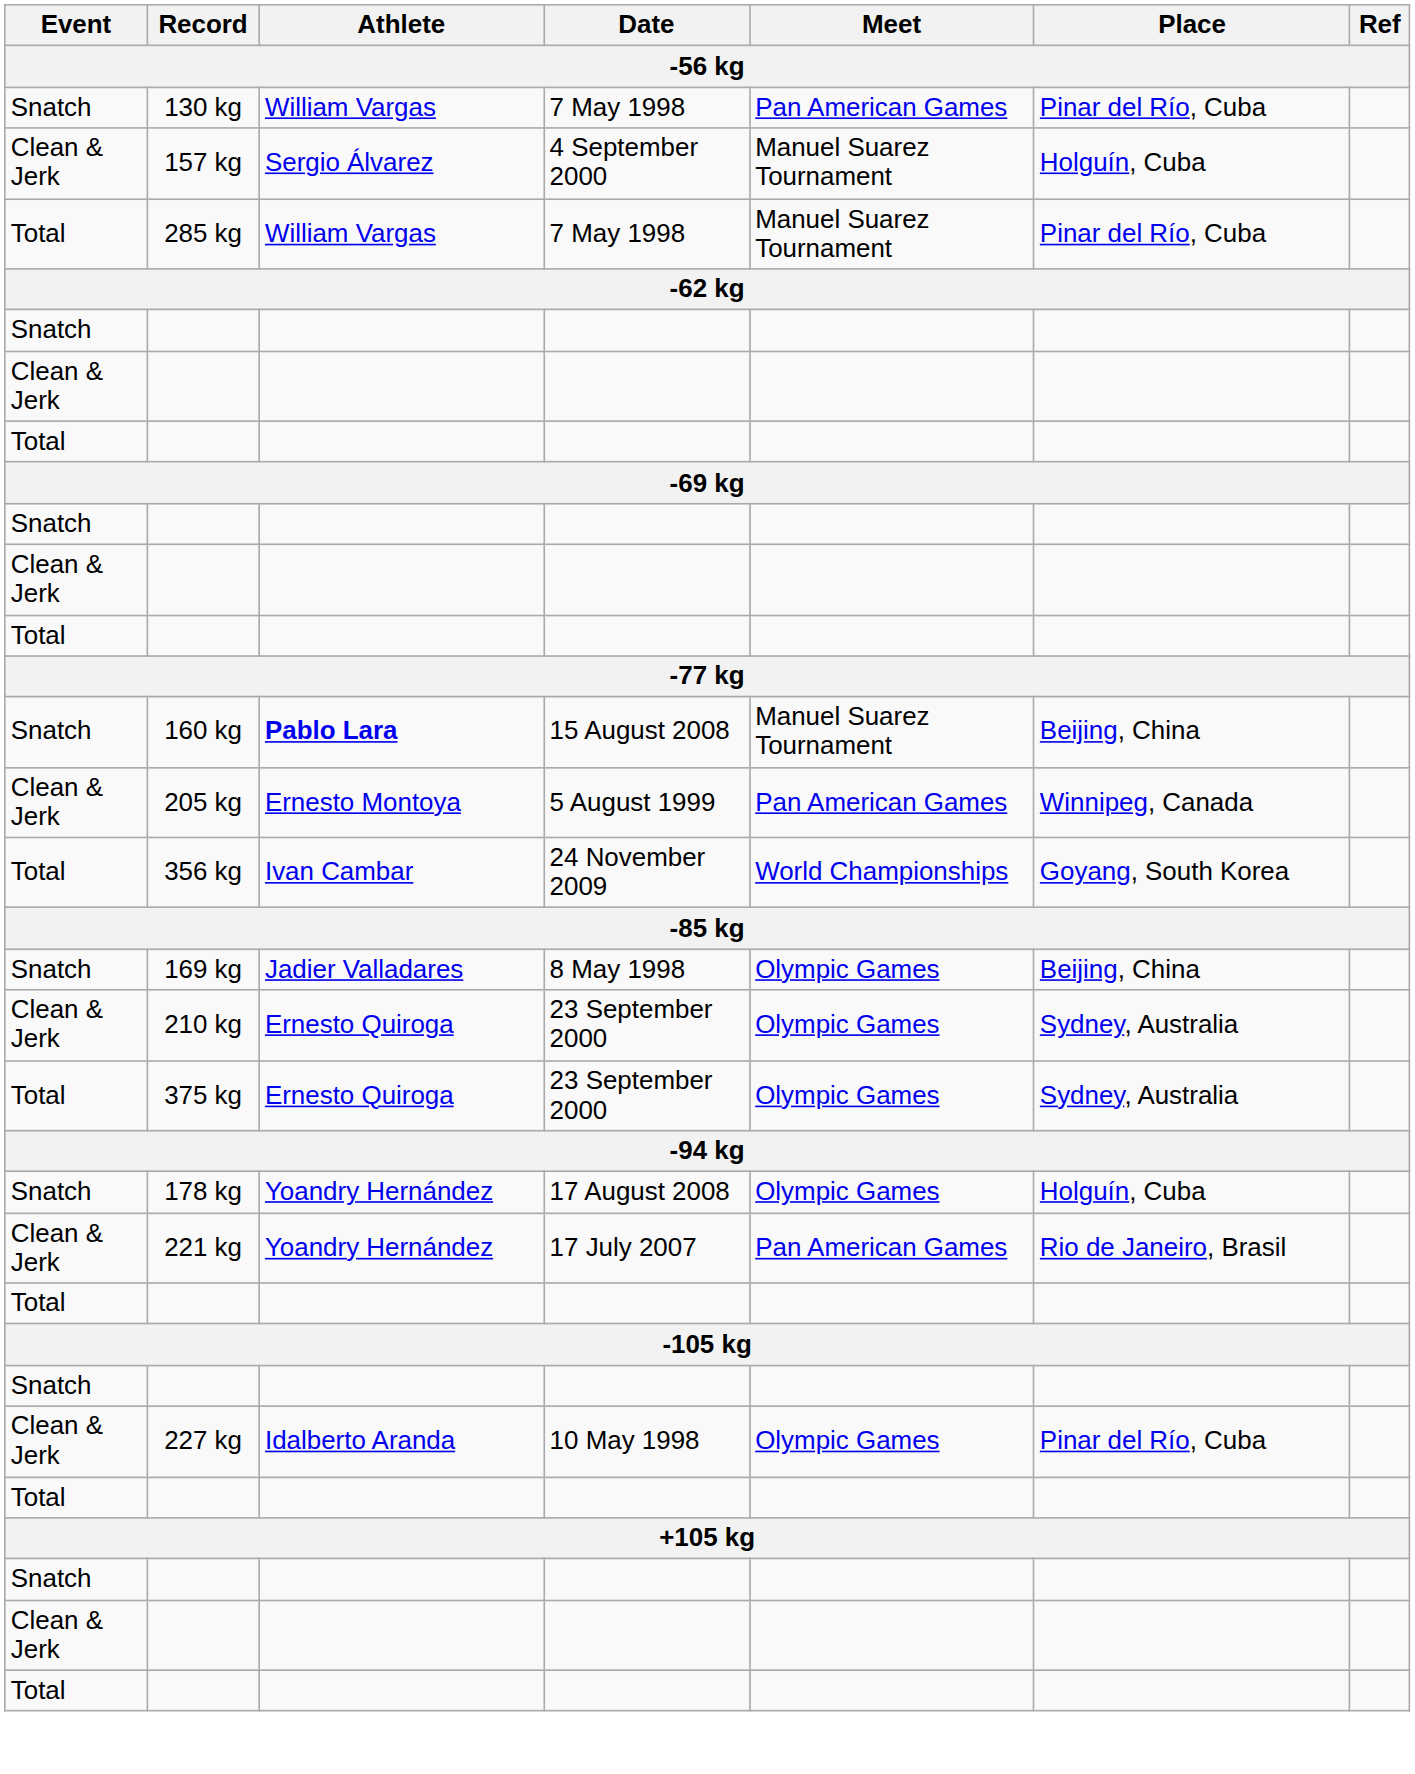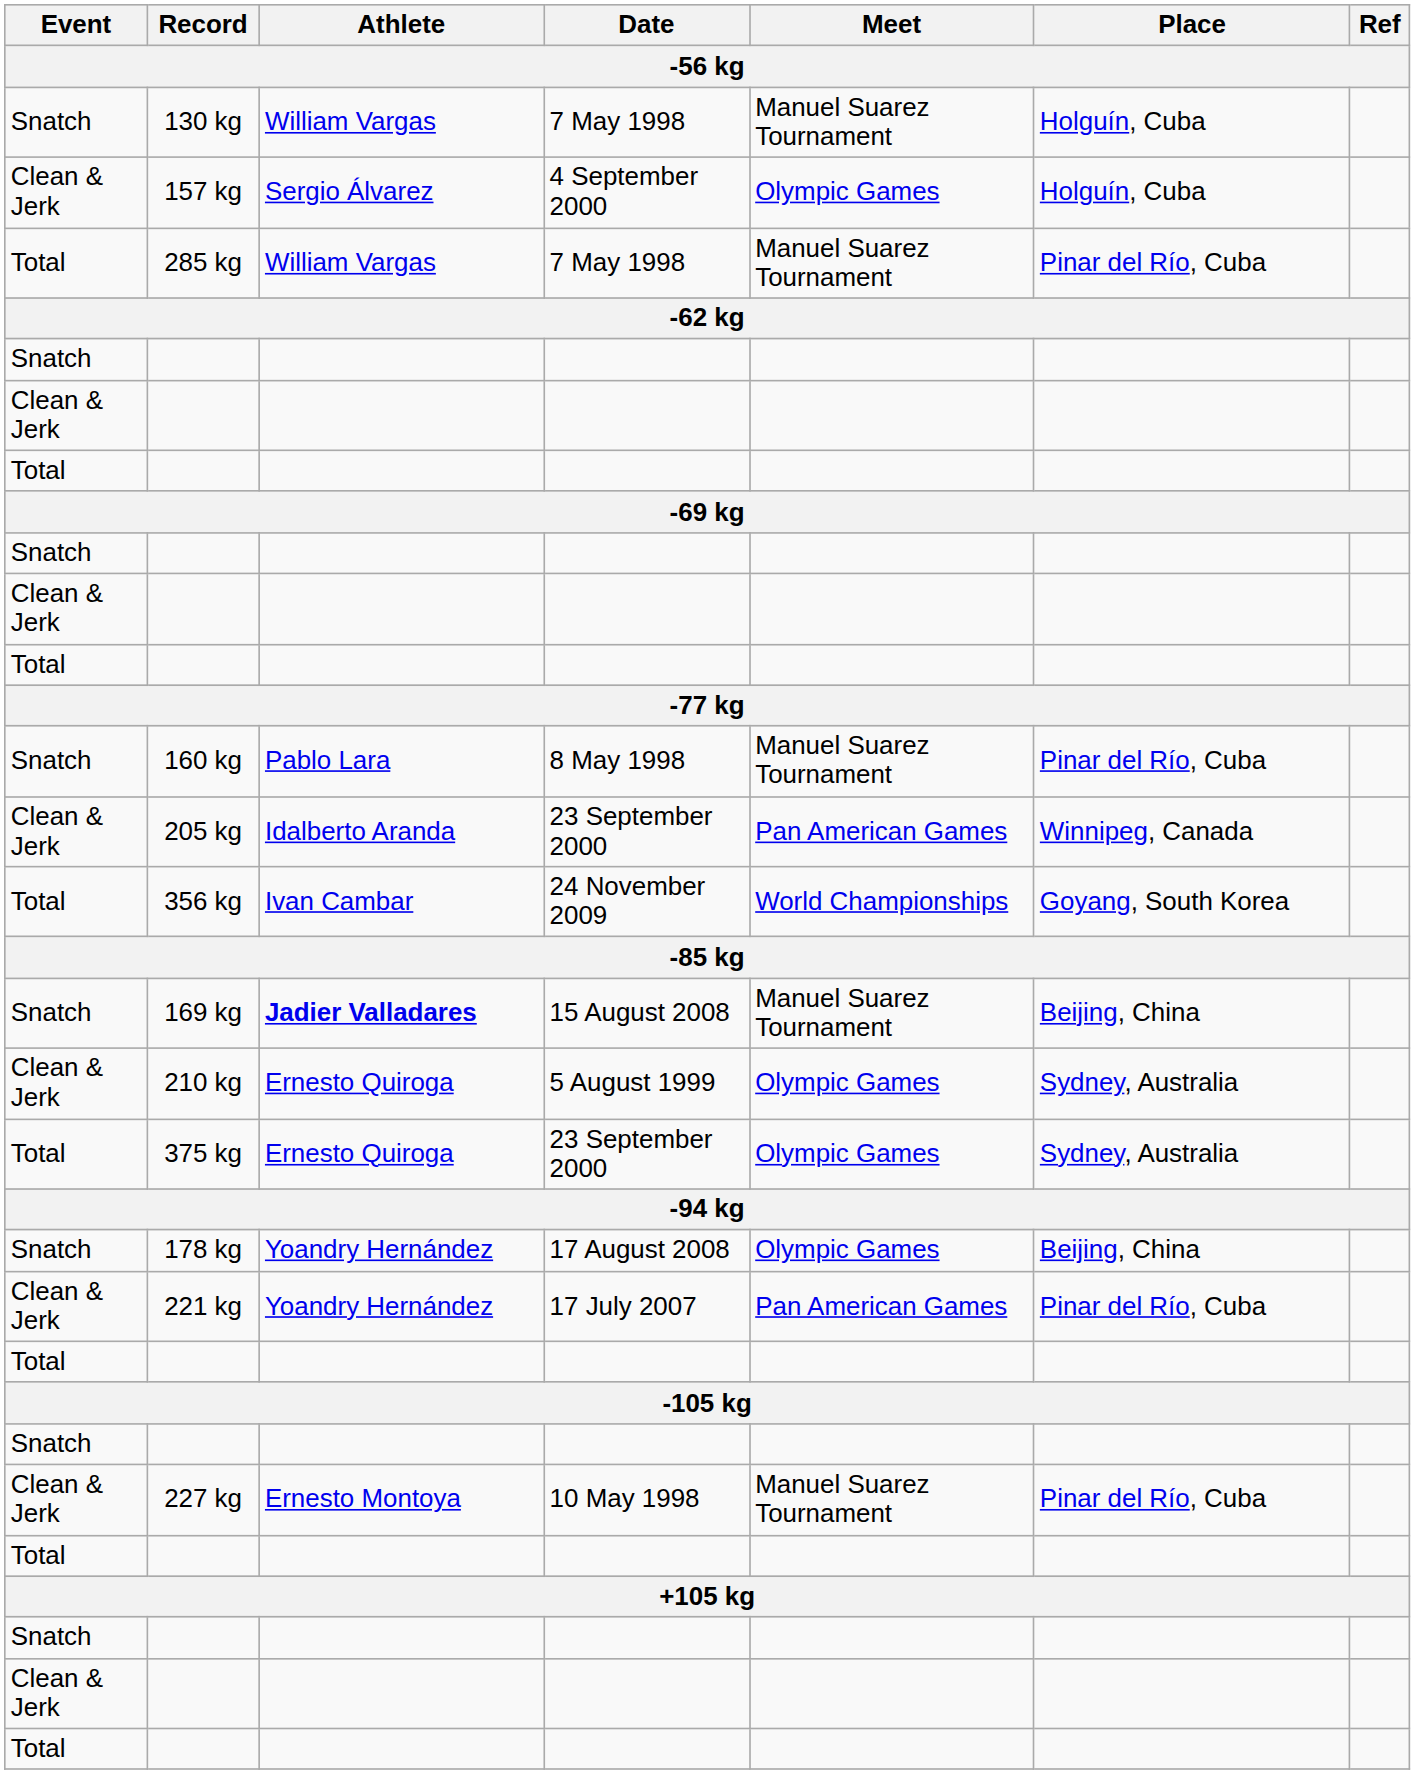(881, 107) Pan American Games -> (842, 121) Manuel Suarez Tournament
(1153, 107) Pinar del Río, Cuba -> (1123, 121) Holguín, Cuba
(842, 162) Manuel Suarez Tournament -> (847, 192) Olympic Games
(331, 731) bold -> (328, 760) normal
(640, 731) 15 August 2008 -> (617, 760) 8 May 1998
(1120, 731) Beijing, China -> (1153, 760) Pinar del Río, Cuba
(363, 802) Ernesto Montoya -> (360, 831) Idalberto Aranda
(632, 802) 5 August 1999 -> (631, 831) 23 September 2000
(364, 969) normal -> (371, 1012) bold
(617, 969) 8 May 1998 -> (640, 1012) 15 August 2008
(847, 969) Olympic Games -> (842, 1012) Manuel Suarez Tournament
(631, 1024) 23 September 2000 -> (632, 1083) 5 August 1999
(1123, 1191) Holguín, Cuba -> (1120, 1250) Beijing, China
(1163, 1247) Rio de Janeiro, Brasil -> (1153, 1305) Pinar del Río, Cuba
(360, 1441) Idalberto Aranda -> (363, 1499) Ernesto Montoya
(847, 1441) Olympic Games -> (842, 1499) Manuel Suarez Tournament
